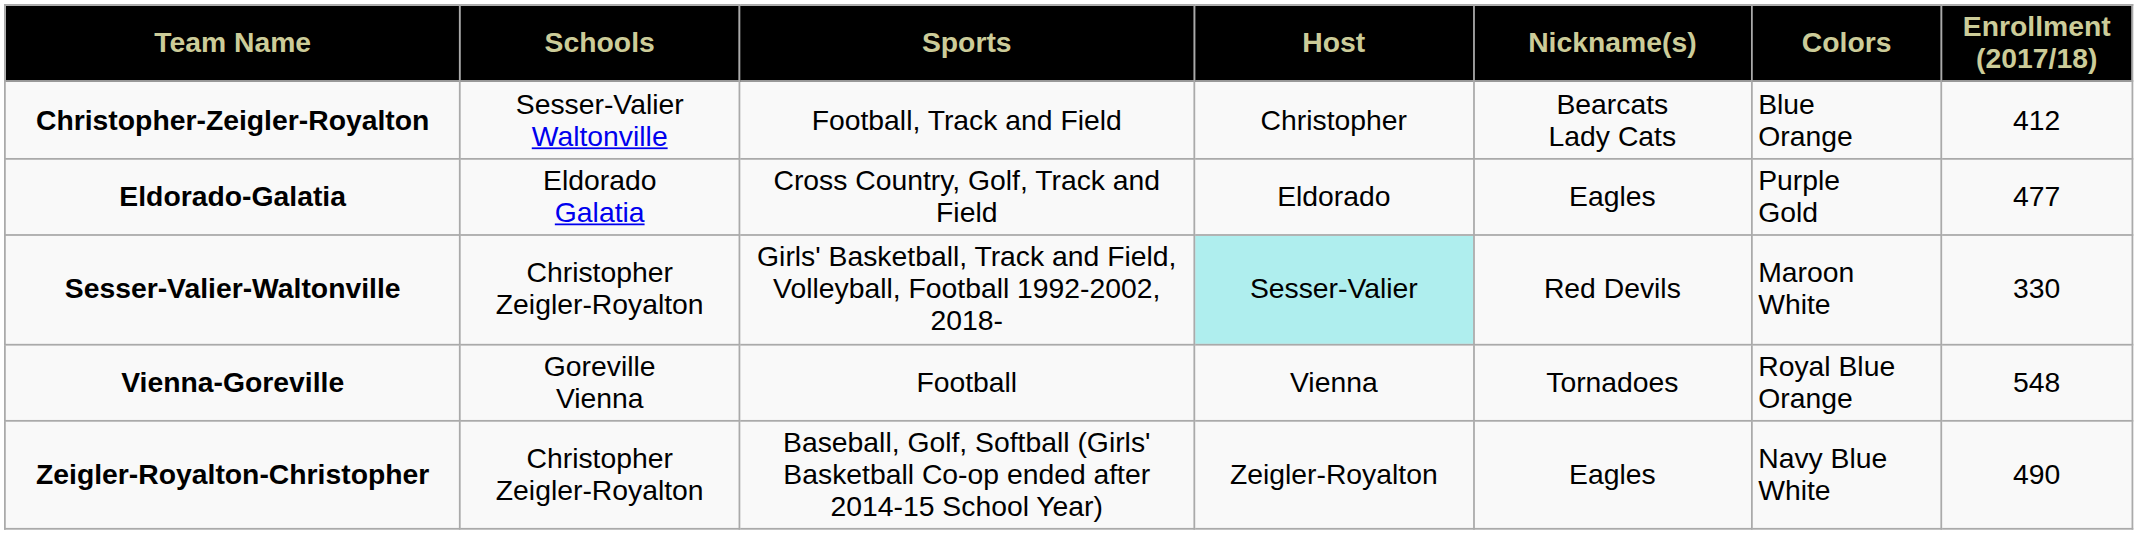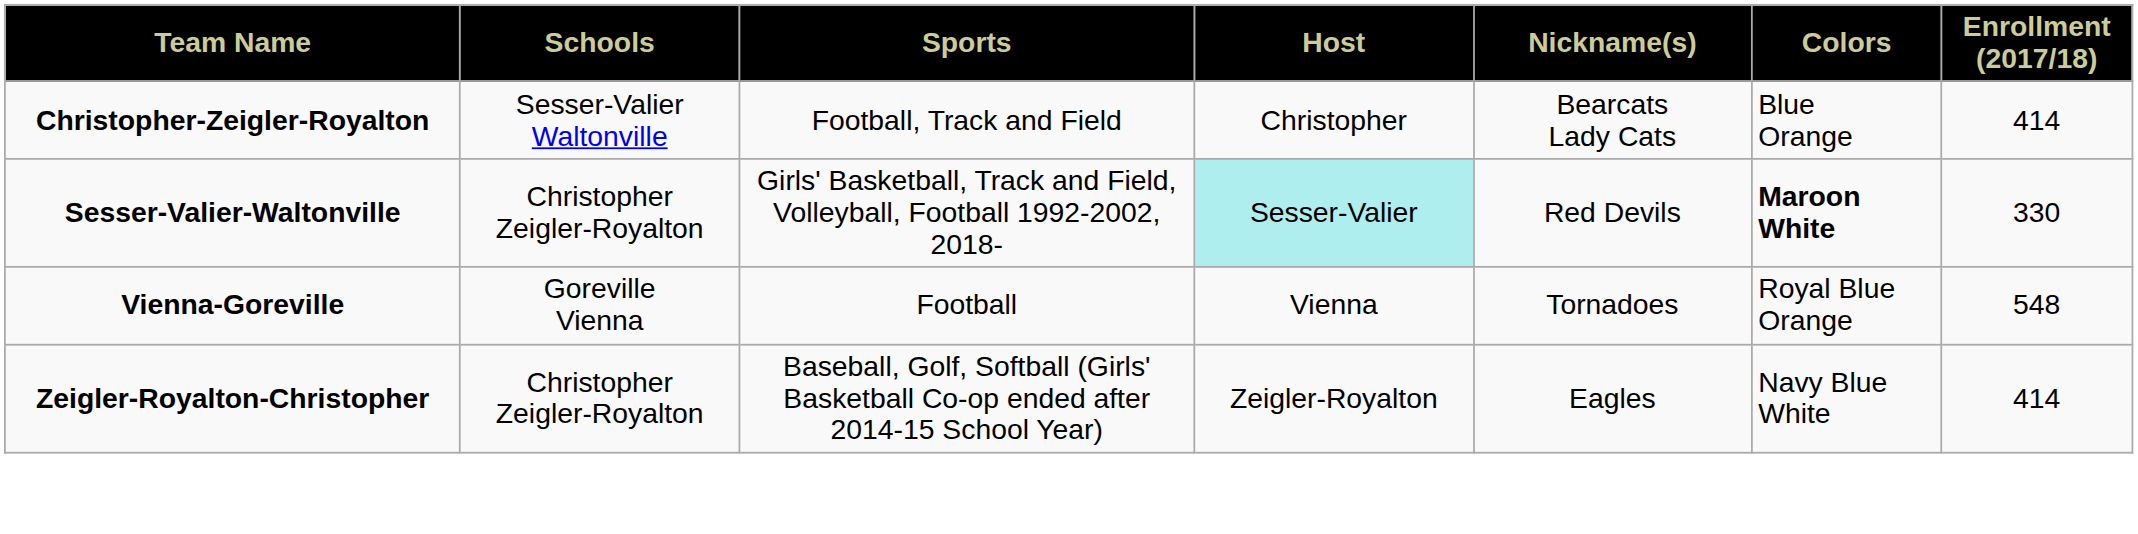(2037, 119) 412 -> (2037, 119) 414
- row: (233, 196)
(1806, 289) normal -> (1809, 212) bold
(2037, 474) 490 -> (2037, 397) 414
